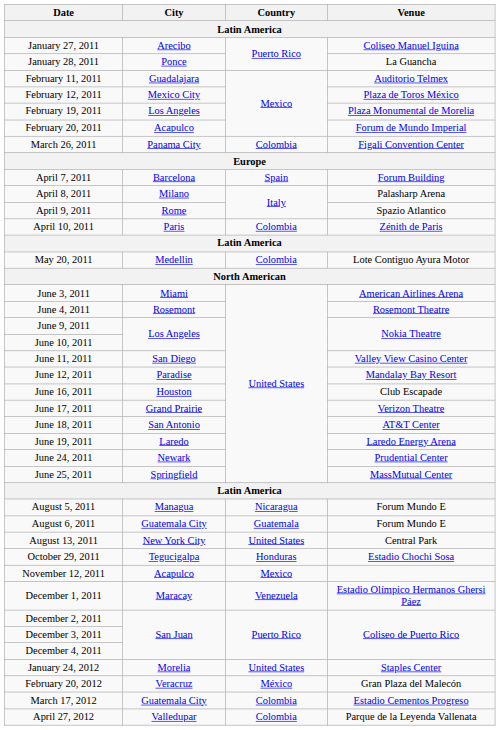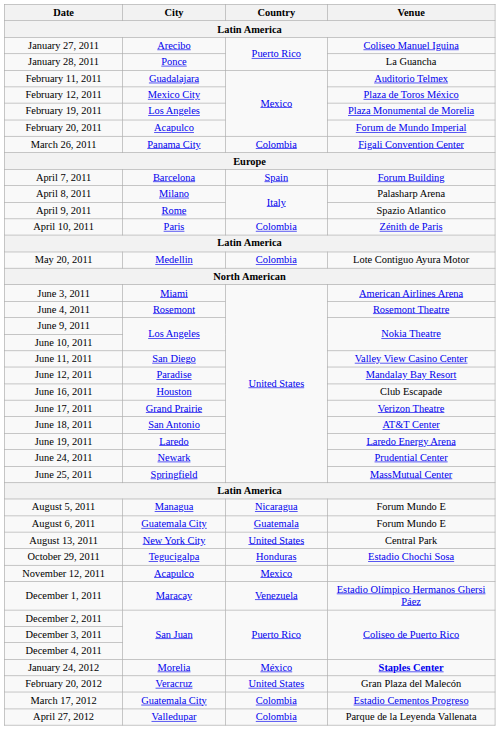(276, 667) United States -> (276, 667) México
(411, 667) normal -> (411, 667) bold
(276, 684) México -> (276, 684) United States
